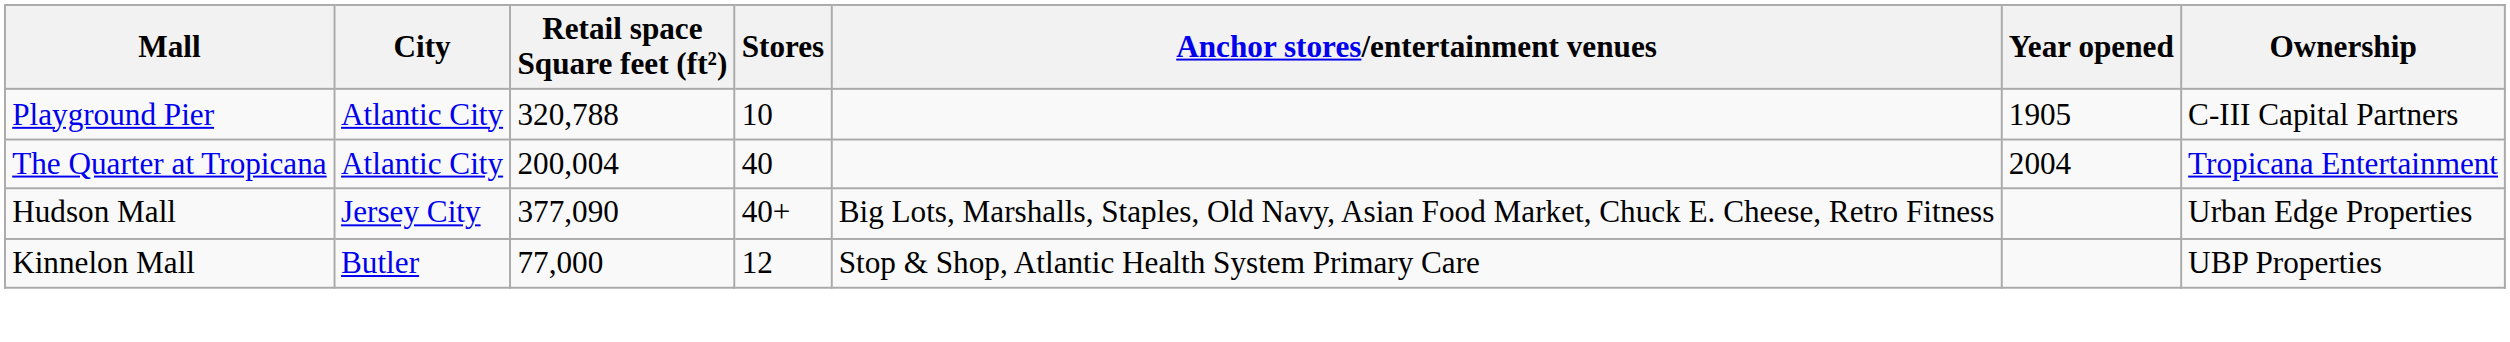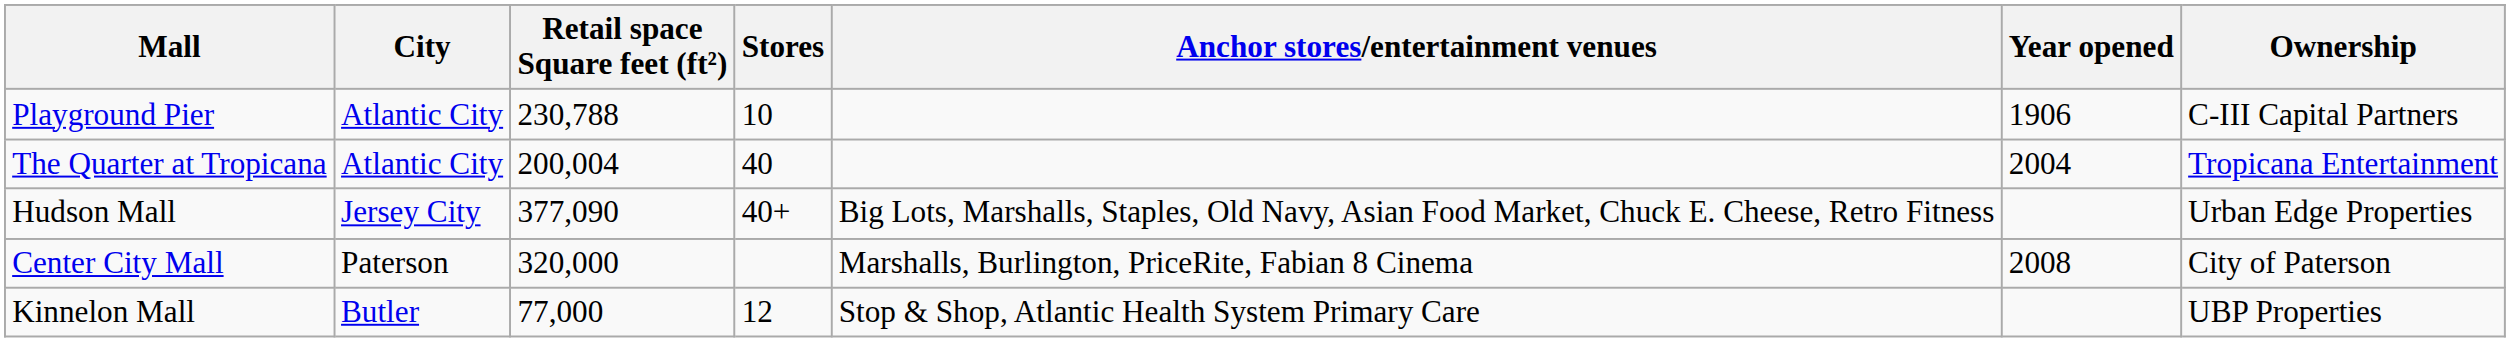(568, 113) 320,788 -> (568, 113) 230,788
(2040, 113) 1905 -> (2040, 113) 1906
+ row: (118, 262)
